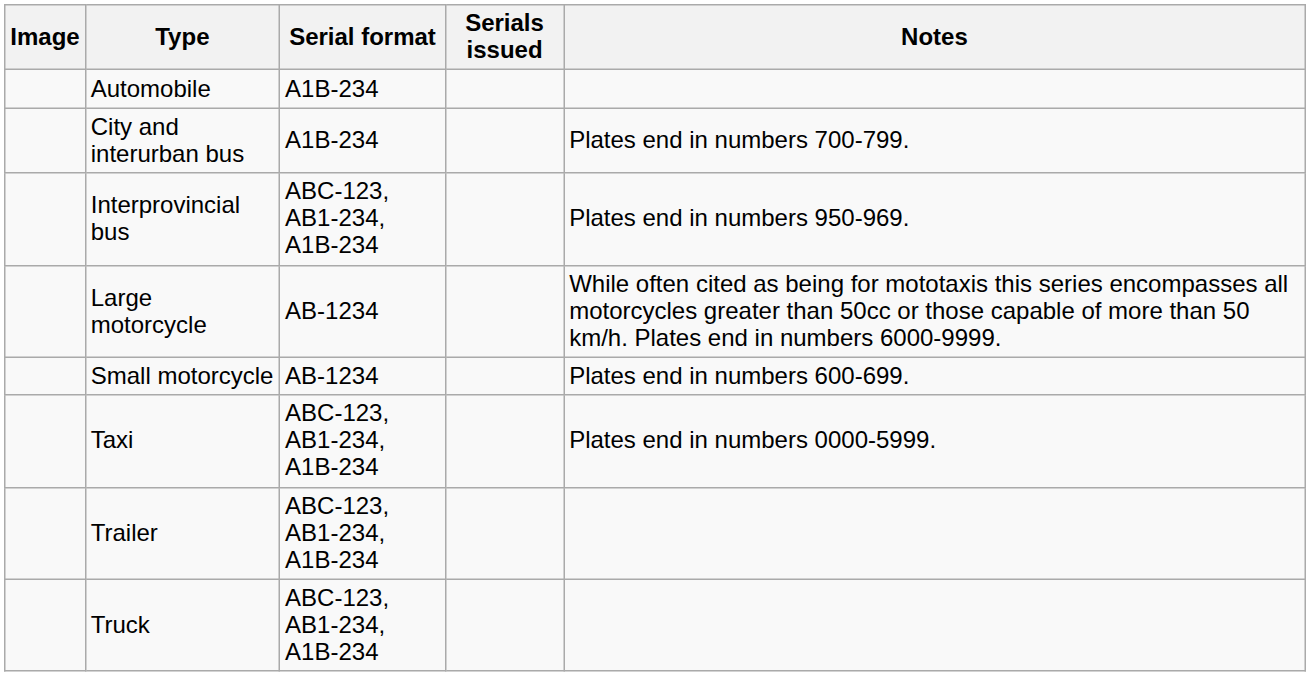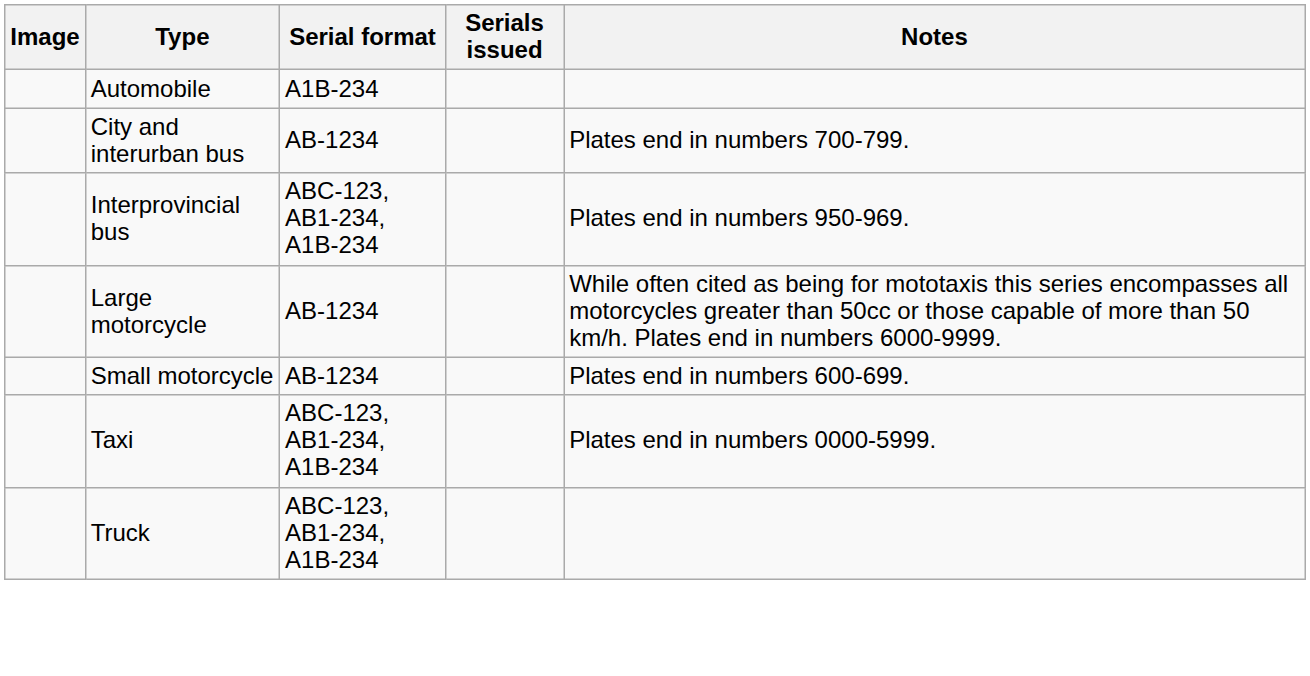(332, 140) A1B-234 -> (332, 140) AB-1234
- row: (124, 532)
